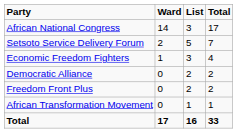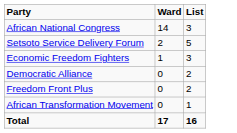- column: (219, 12)
